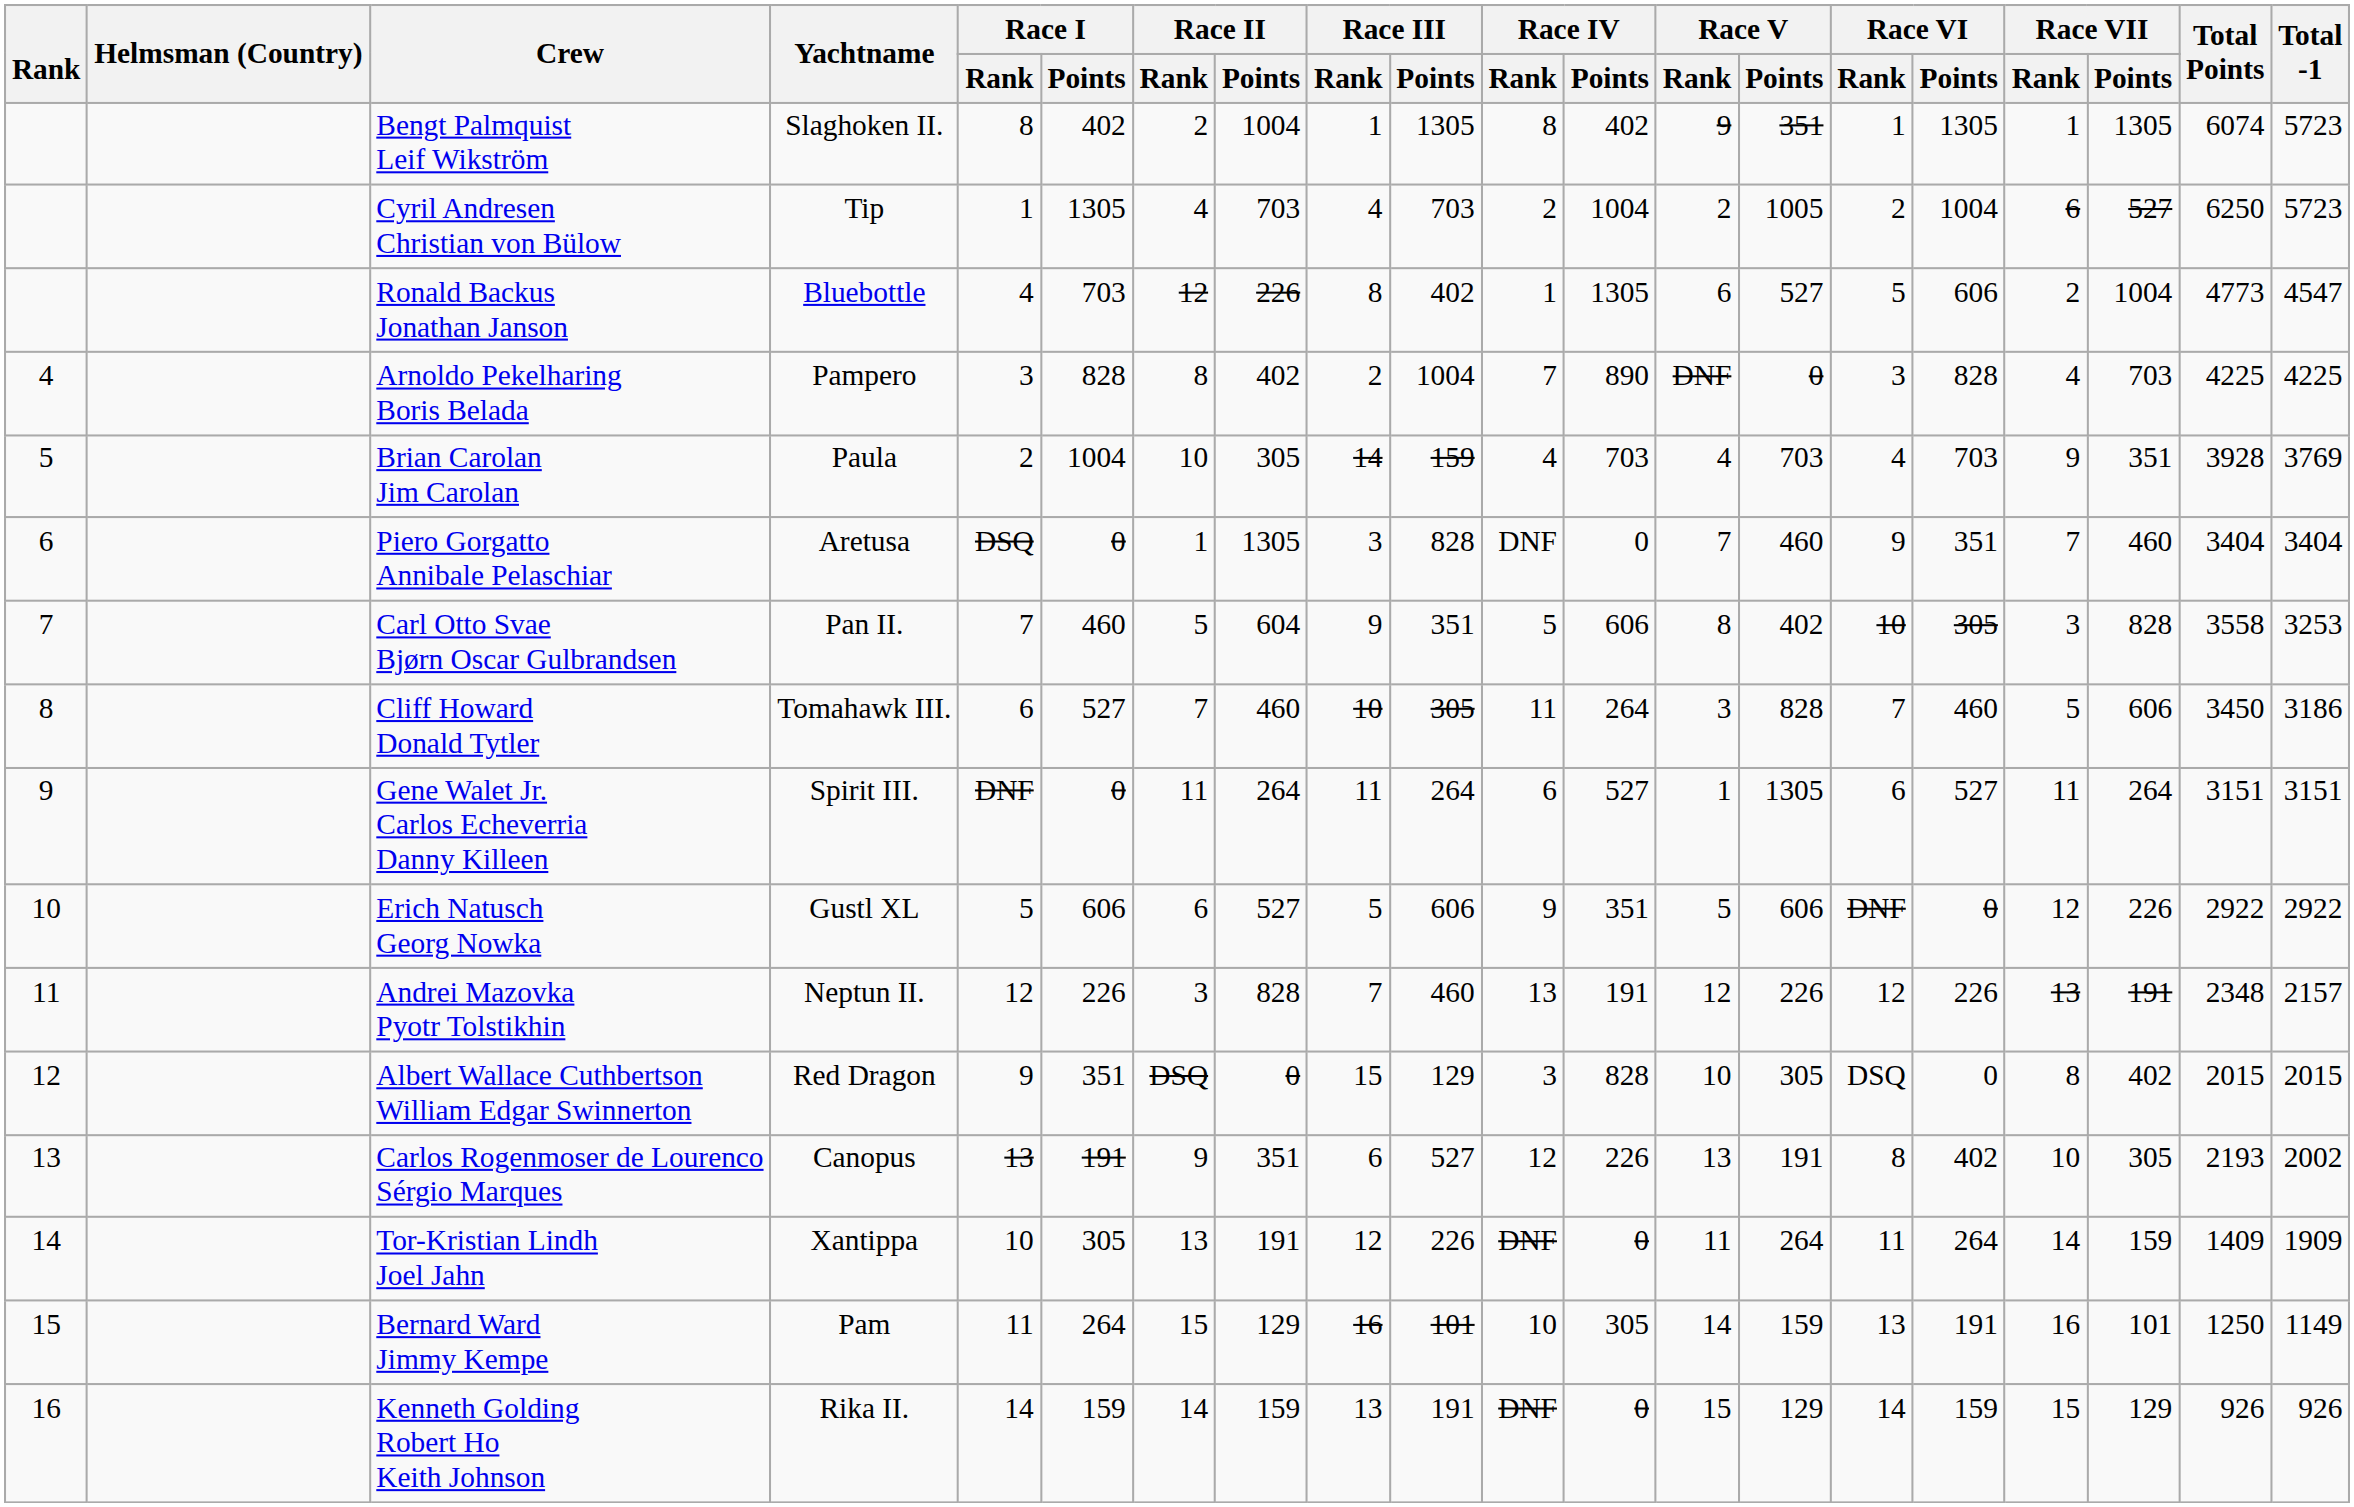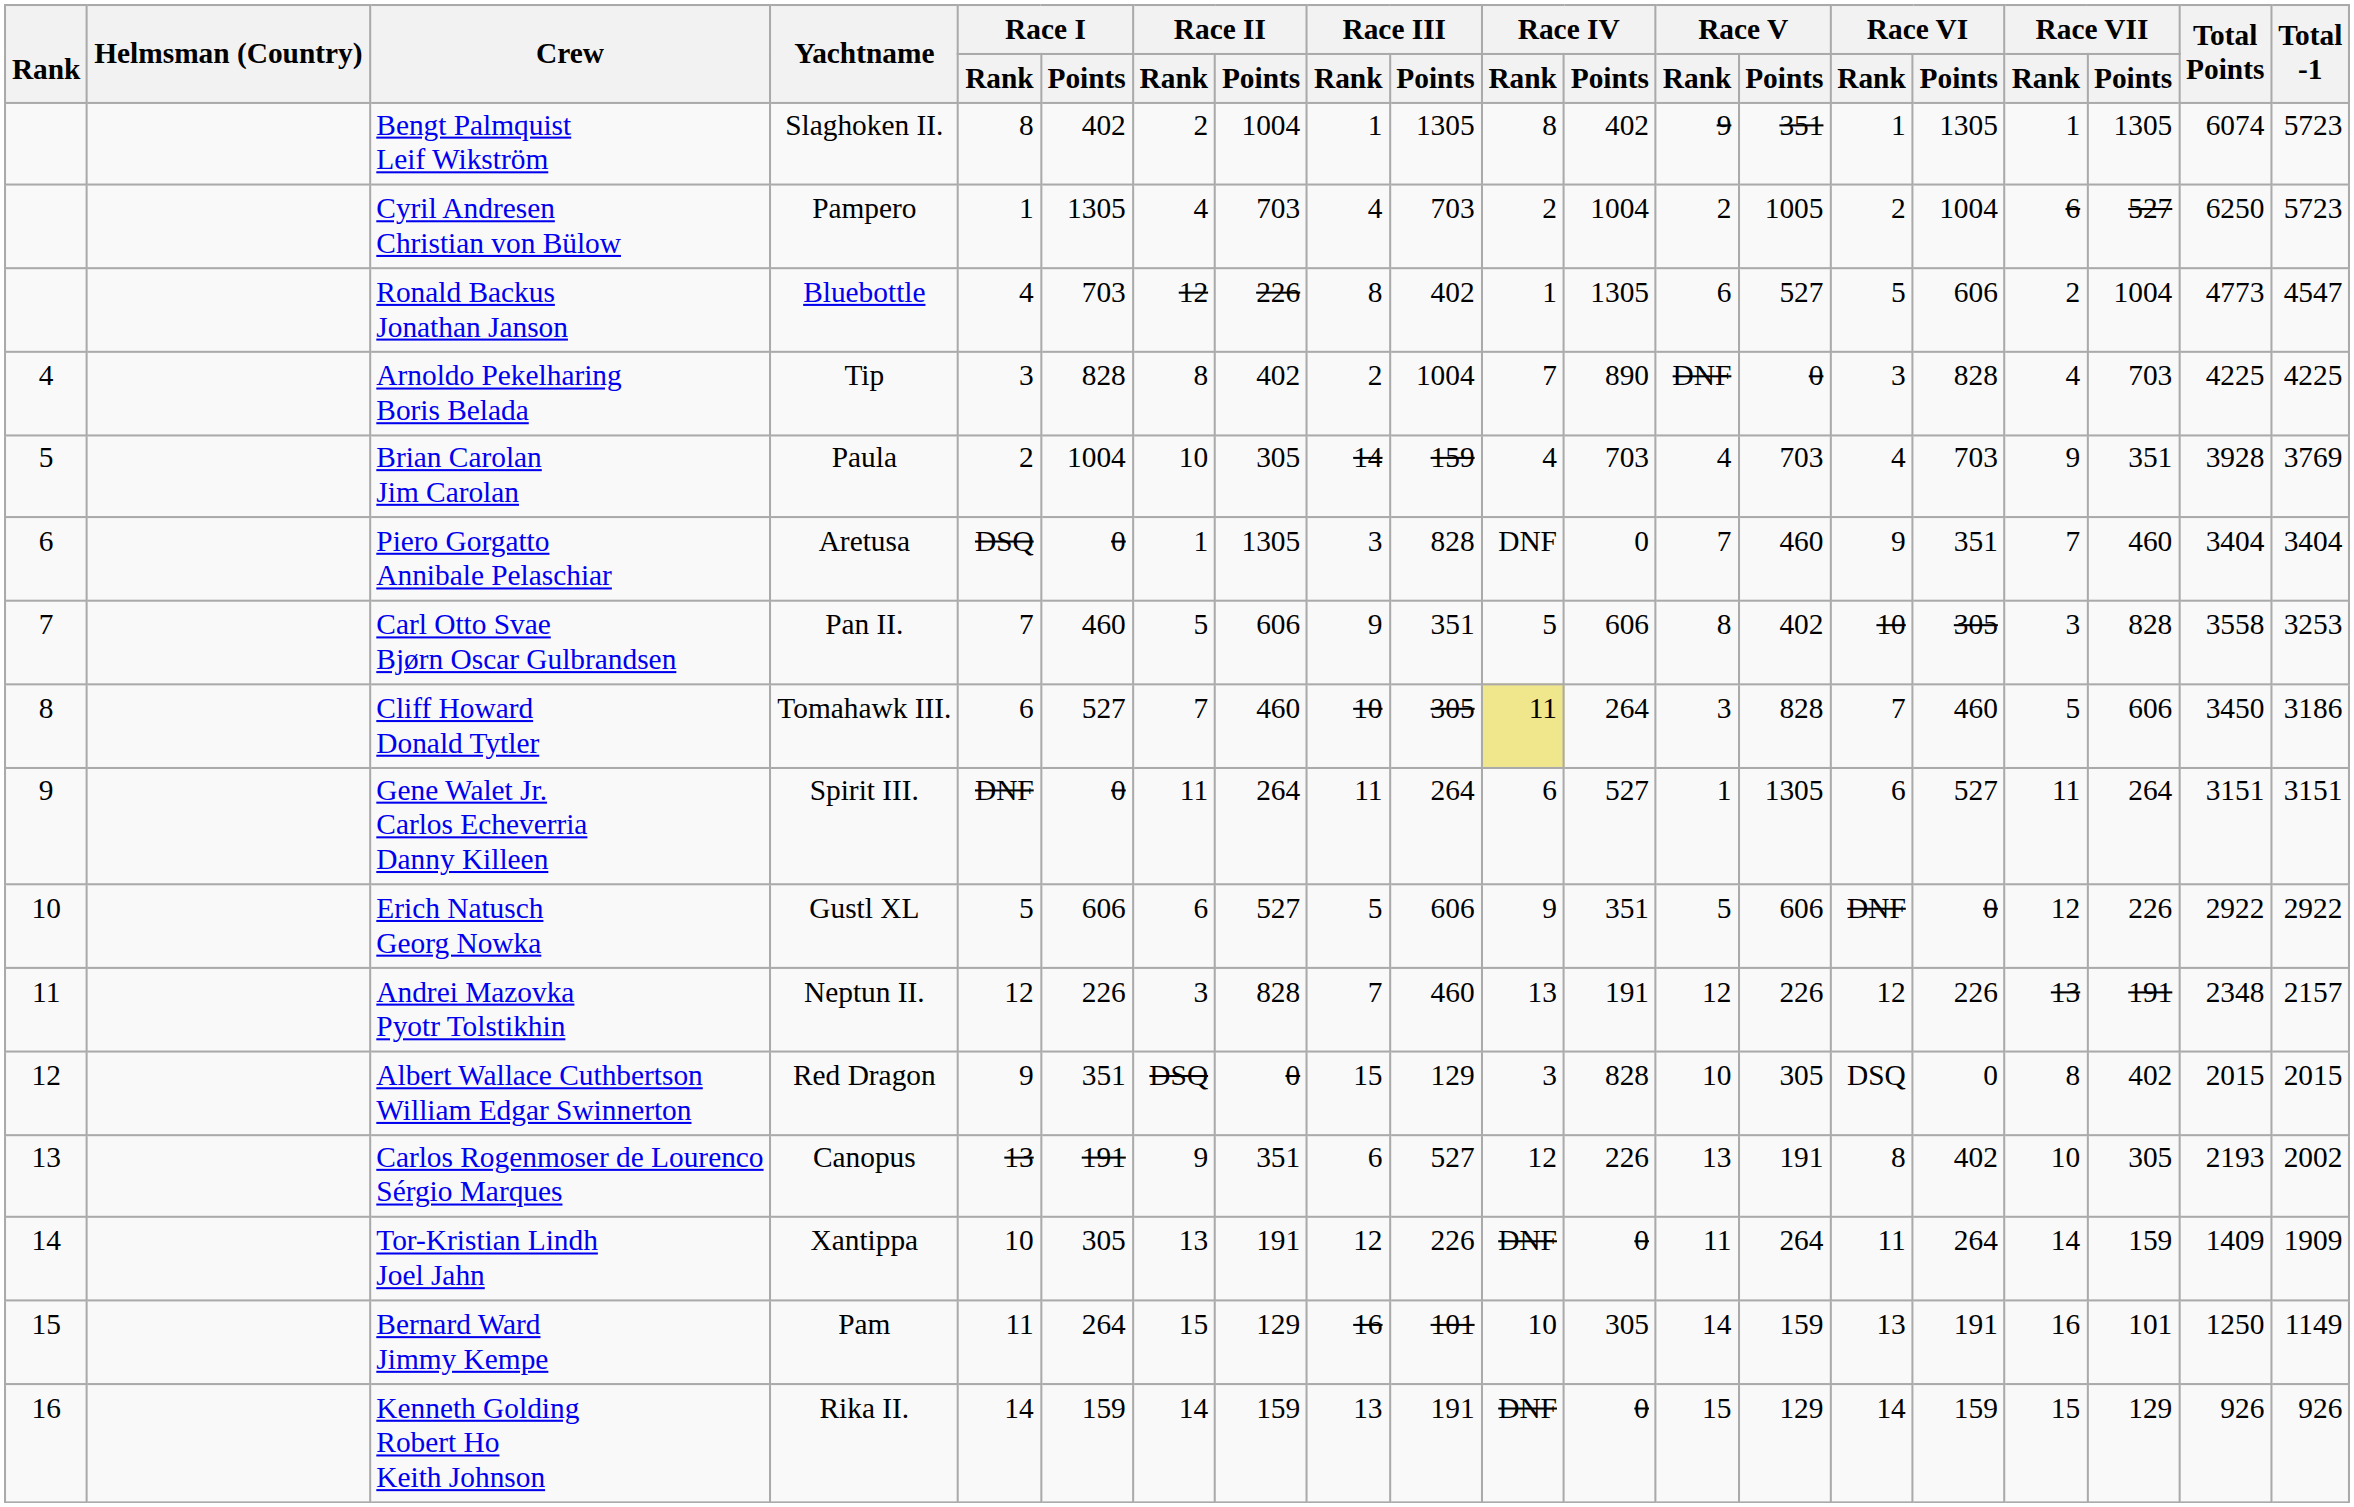(864, 209) Tip -> (864, 209) Pampero
(864, 375) Pampero -> (864, 375) Tip
(1278, 624) 604 -> (1278, 624) 606
(1543, 707) no background -> (1543, 707) khaki background
